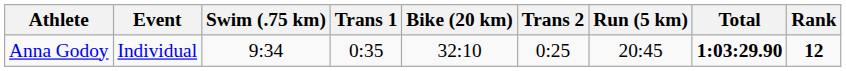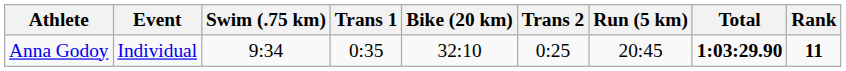(814, 50) 12 -> (814, 50) 11
